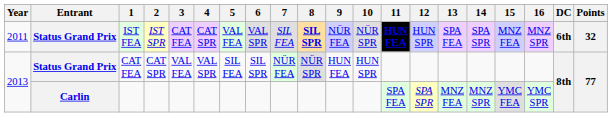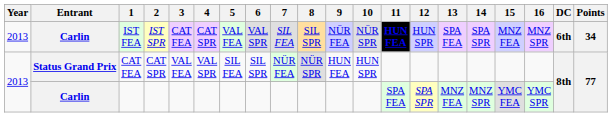(18, 36) 2011 -> (18, 36) 2013
(75, 36) Status Grand Prix -> (75, 36) Carlin
(312, 36) bold -> (312, 36) normal
(591, 36) 32 -> (591, 36) 34
